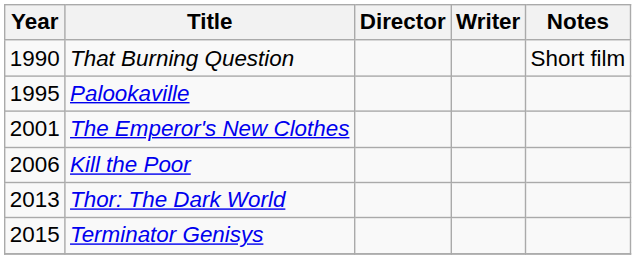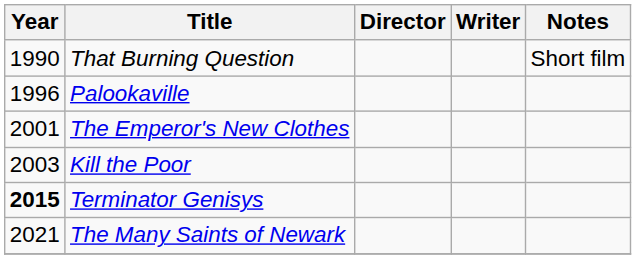(35, 93) 1995 -> (35, 93) 1996
(35, 164) 2006 -> (35, 164) 2003
- row: (178, 199)
(35, 235) normal -> (35, 199) bold
+ row: (208, 235)
